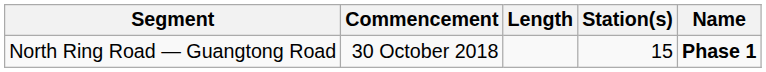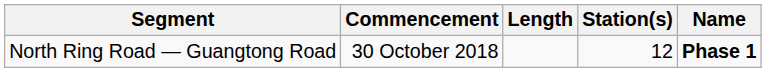(662, 51) 15 -> (662, 51) 12
